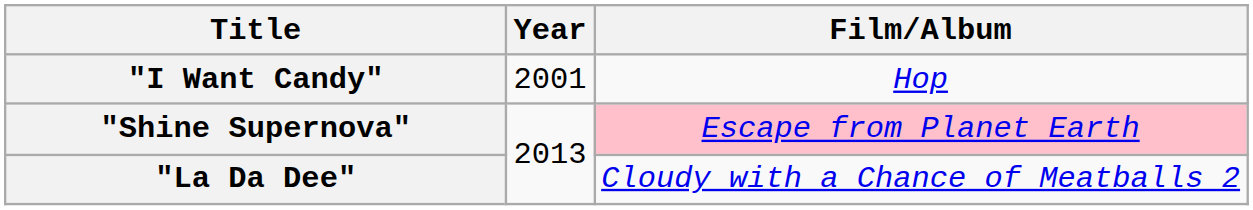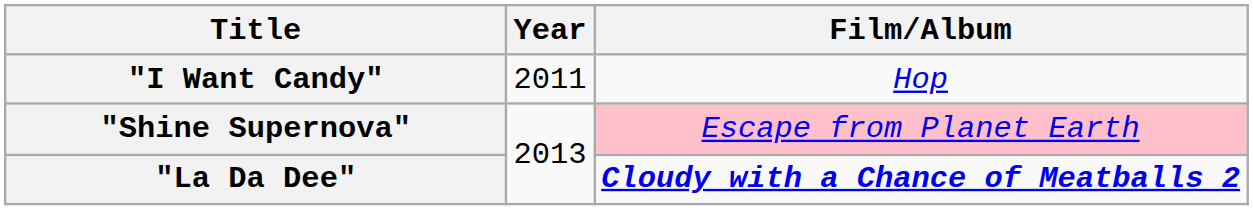(550, 80) 2001 -> (550, 80) 2011
(921, 179) normal -> (921, 179) bold
